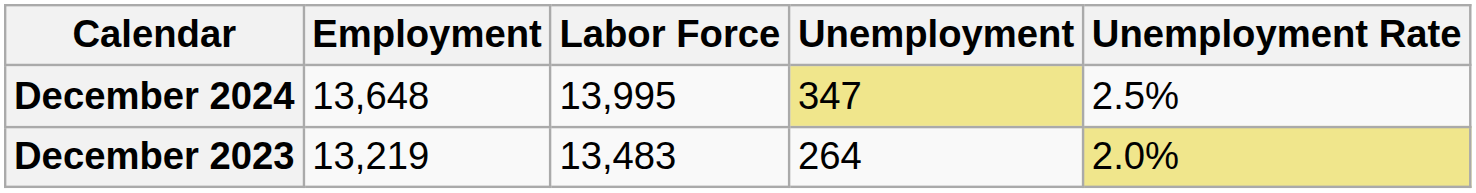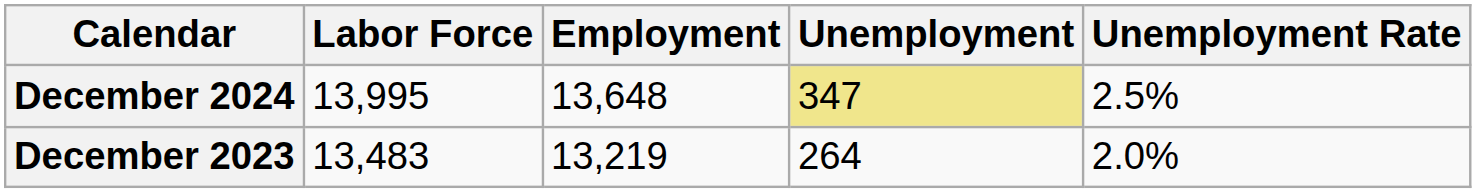columns swapped: (670, 34) <-> (427, 34)
(1135, 156) khaki background -> (1135, 156) no background
